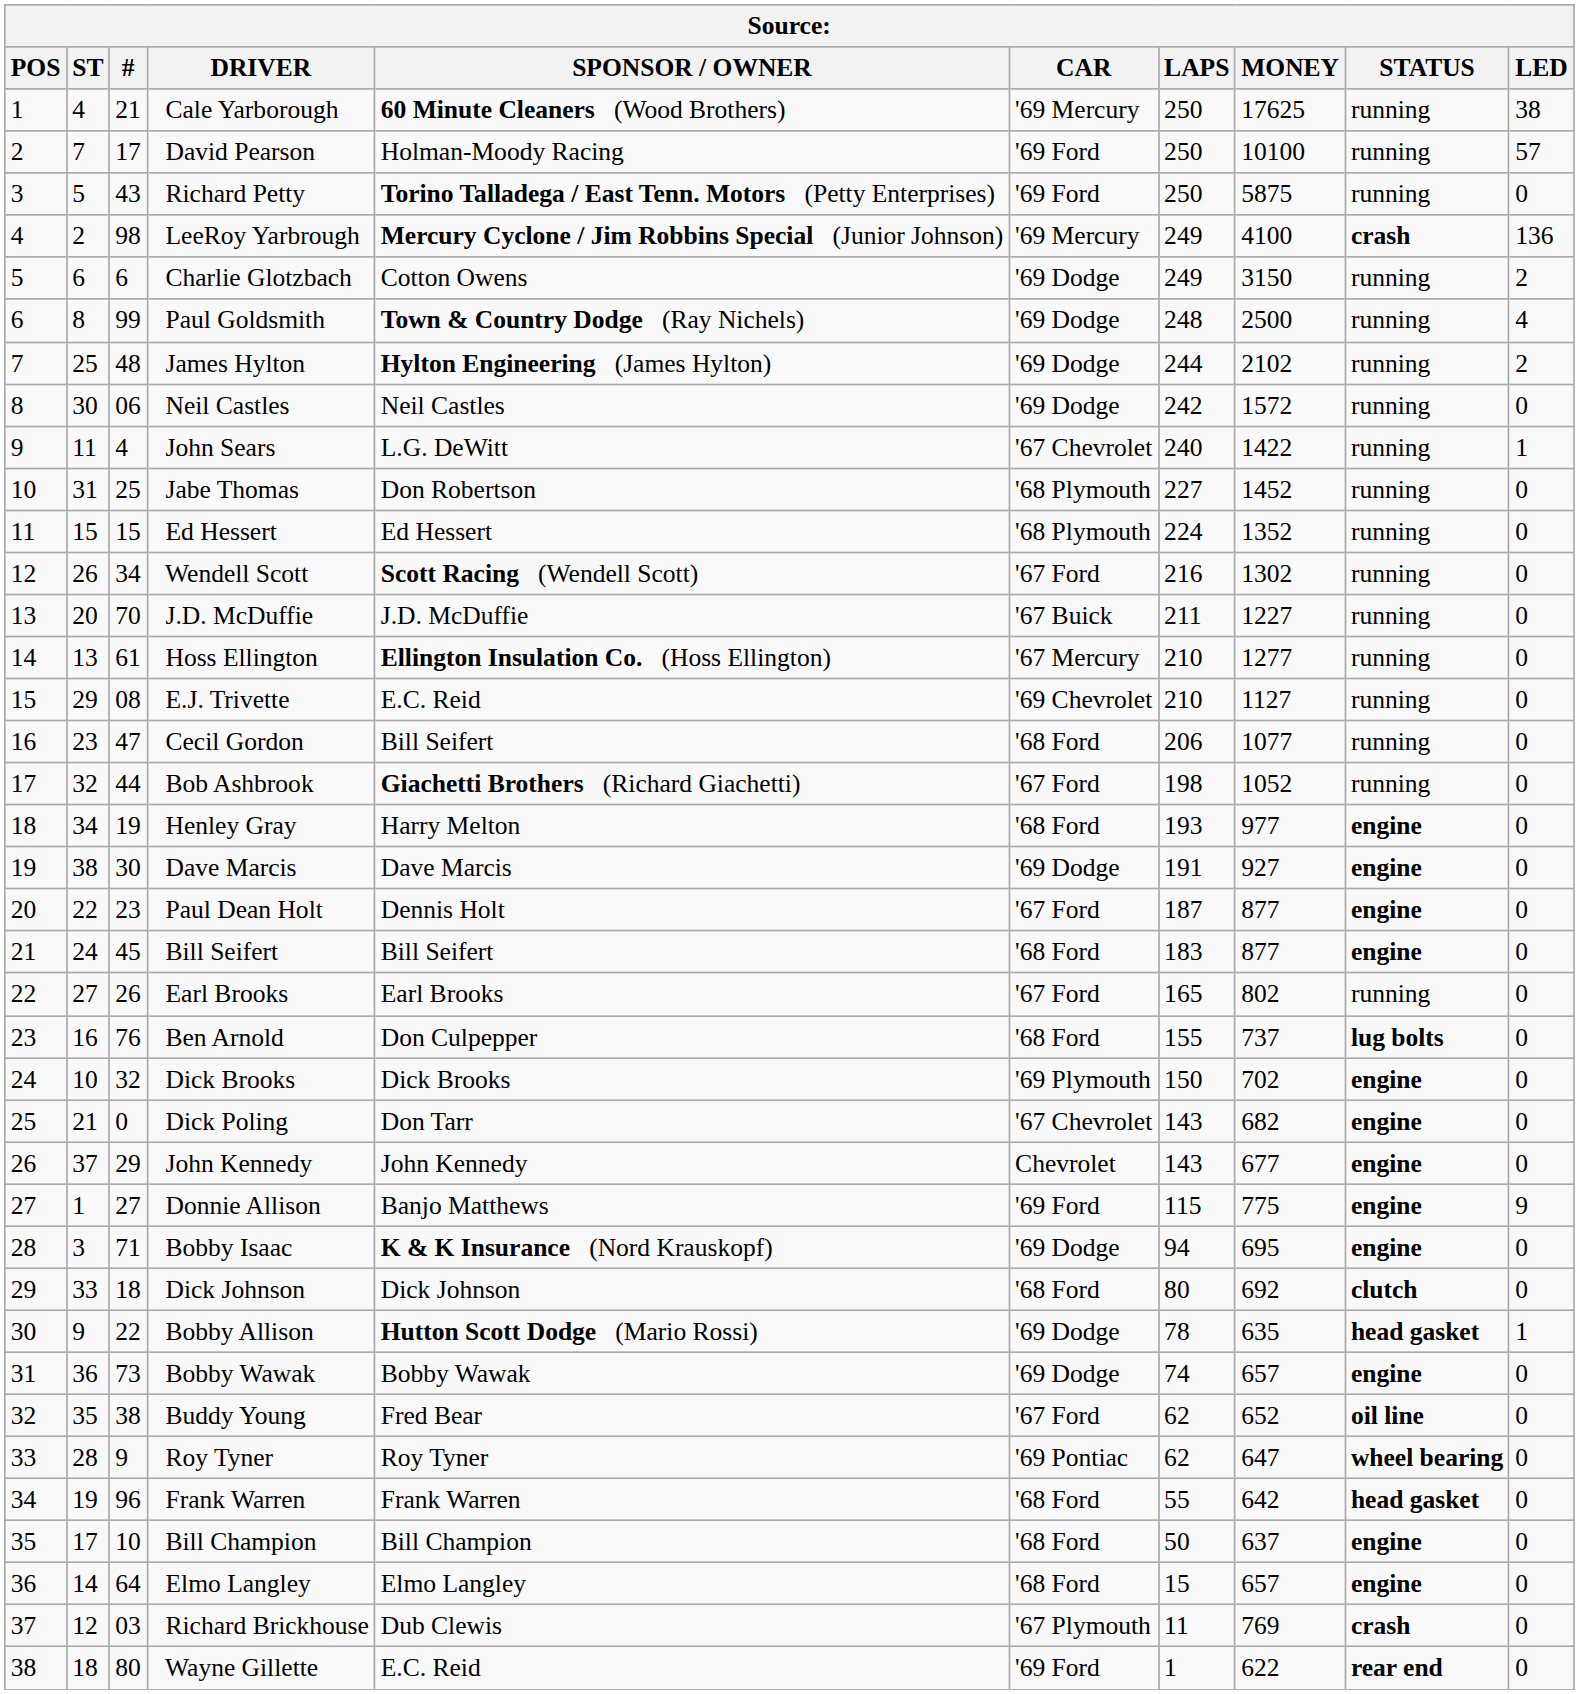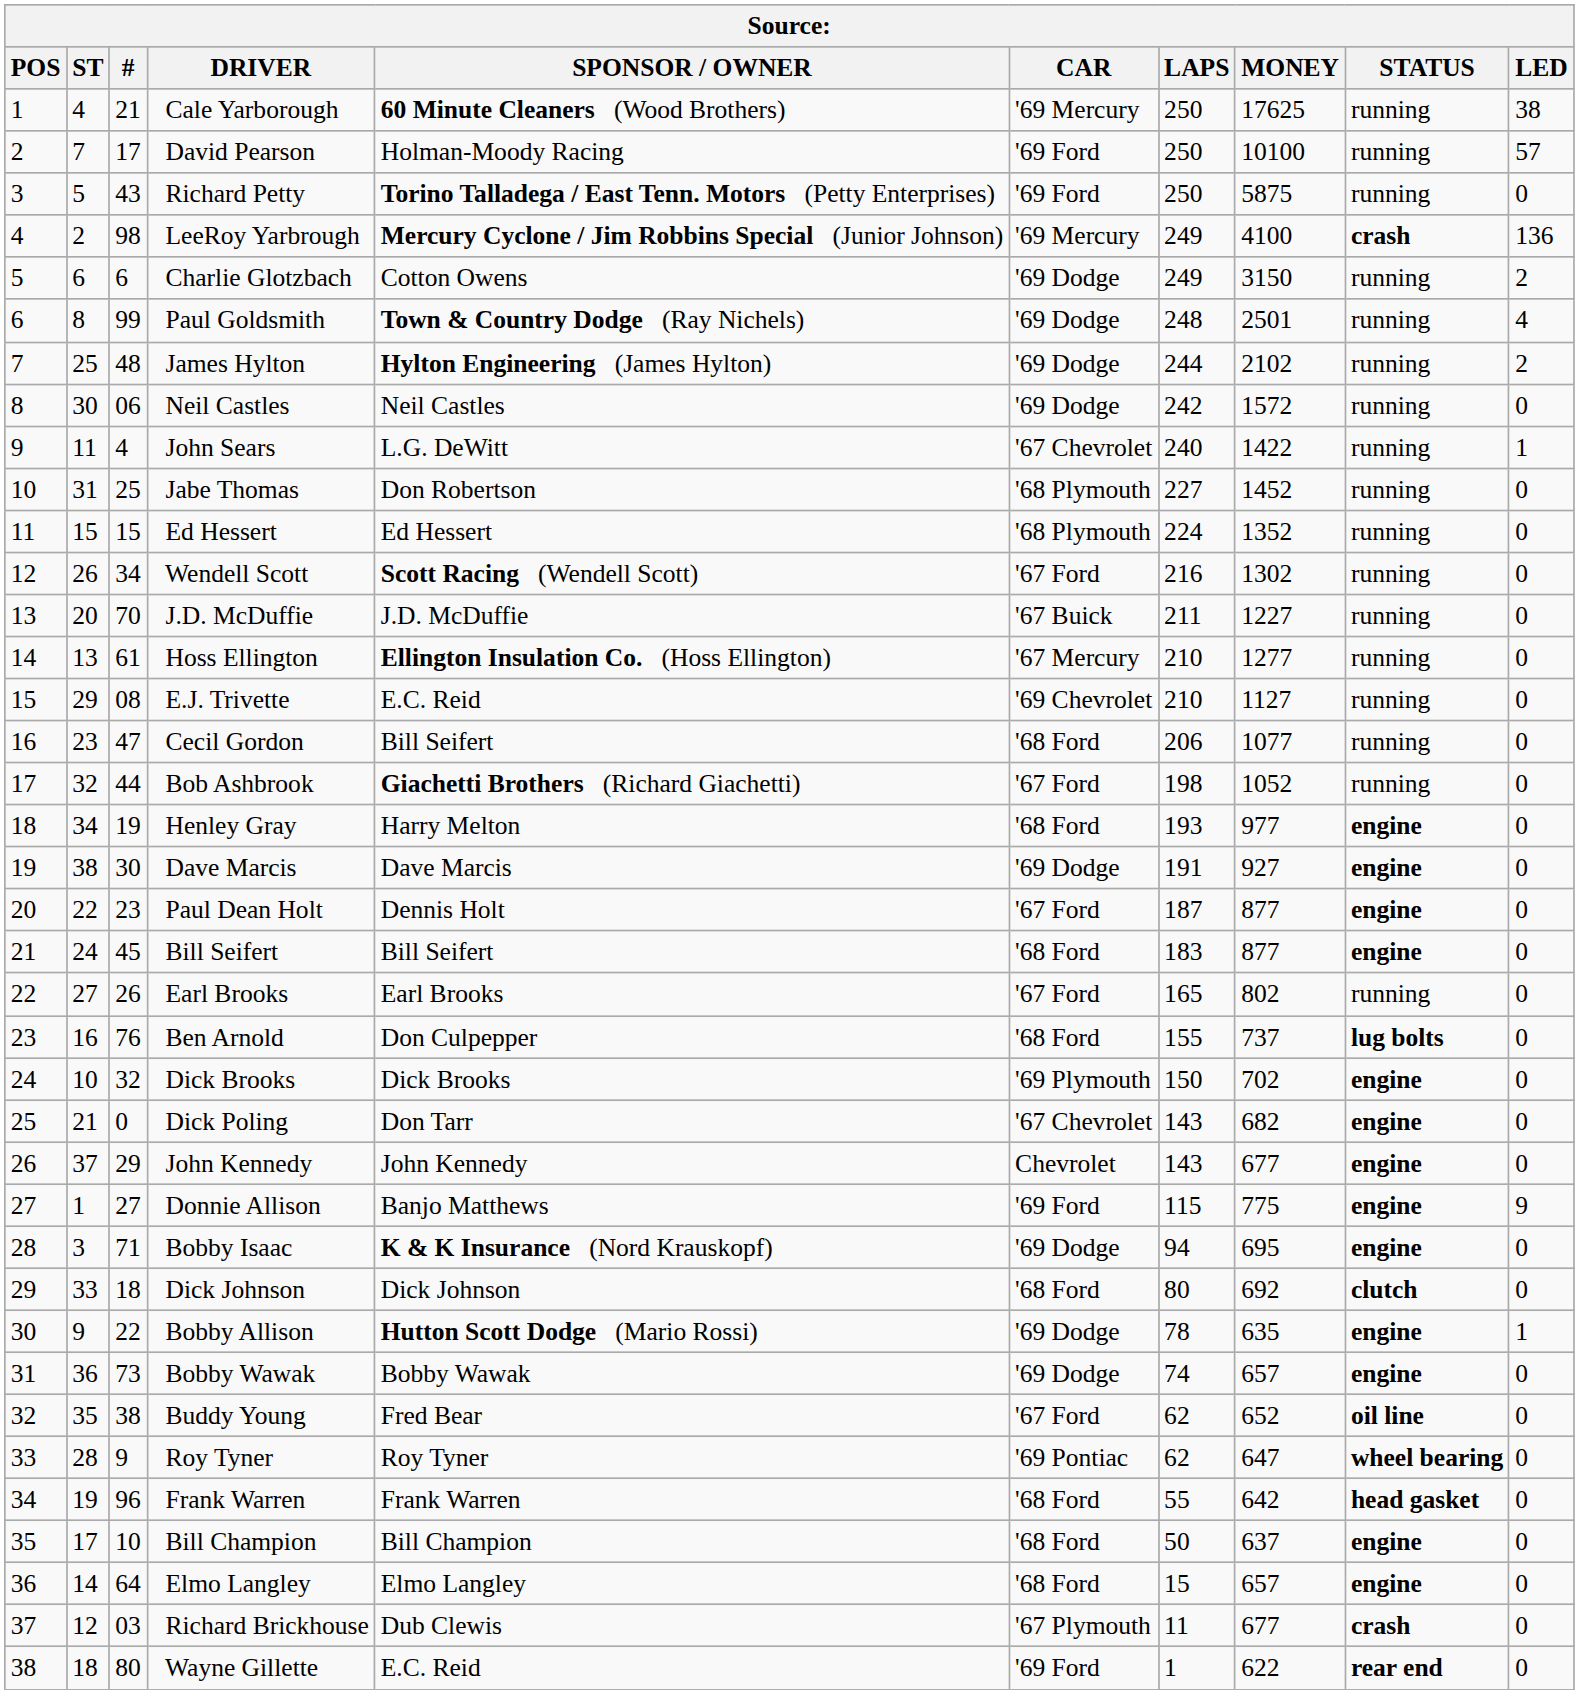(1267, 320) 2500 -> (1267, 320) 2501
(1415, 1330) head gasket -> (1386, 1330) engine
(1260, 1625) 769 -> (1260, 1625) 677
